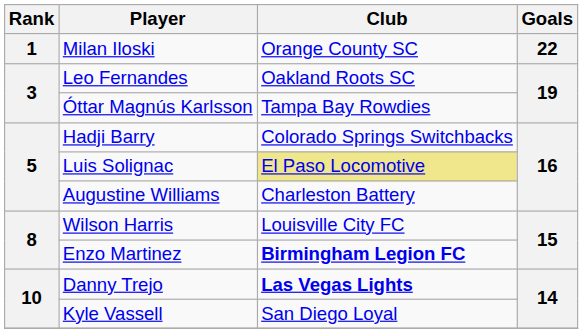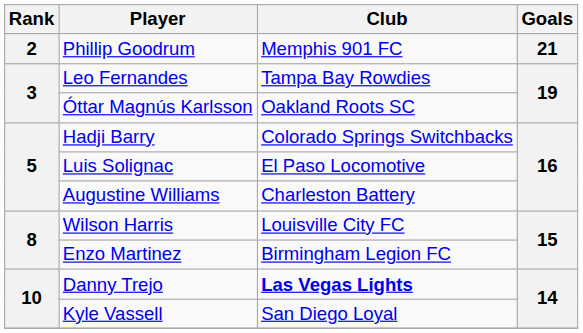- row: (109, 48)
+ row: (129, 48)
(338, 78) Oakland Roots SC -> (346, 78) Tampa Bay Rowdies
(346, 107) Tampa Bay Rowdies -> (338, 107) Oakland Roots SC
(343, 166) khaki background -> (343, 166) no background
(363, 254) bold -> (356, 254) normal
